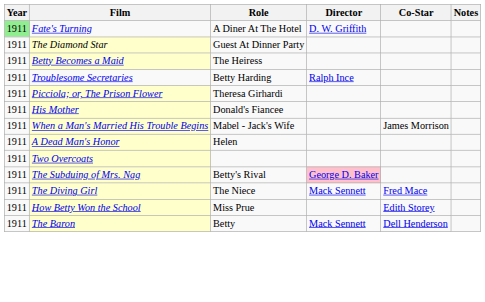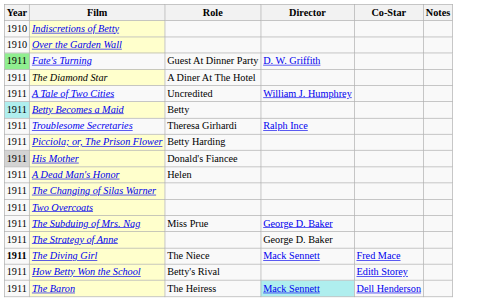+ row: (75, 28)
+ row: (77, 45)
(257, 28) A Diner At The Hotel -> (213, 61) Guest At Dinner Party
(259, 45) Guest At Dinner Party -> (211, 77) A Diner At The Hotel
+ row: (73, 93)
(17, 61) no background -> (17, 110) paleturquoise background
(238, 61) The Heiress -> (178, 110) Betty
(242, 77) Betty Harding -> (202, 126) Theresa Girhardi
(248, 93) Theresa Girhardi -> (196, 142) Betty Harding
(17, 110) no background -> (17, 158) lightgrey background
- row: (120, 126)
+ row: (94, 191)
(239, 175) Betty's Rival -> (188, 223) Miss Prue
(344, 175) pink background -> (298, 223) no background
+ row: (75, 239)
(17, 191) normal -> (17, 256) bold
(234, 207) Miss Prue -> (194, 272) Betty's Rival
(224, 223) Betty -> (192, 288) The Heiress
(337, 223) no background -> (291, 288) paleturquoise background
